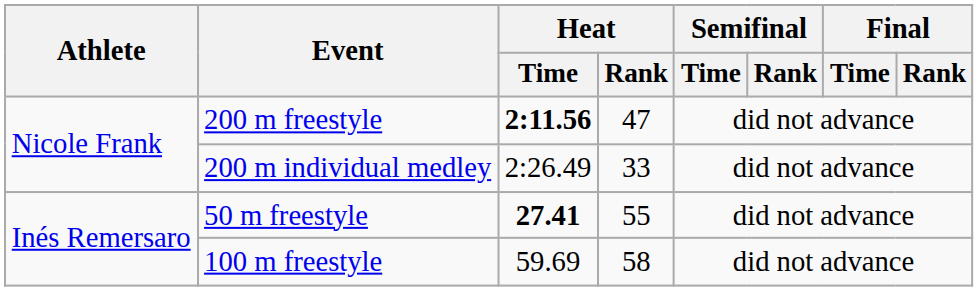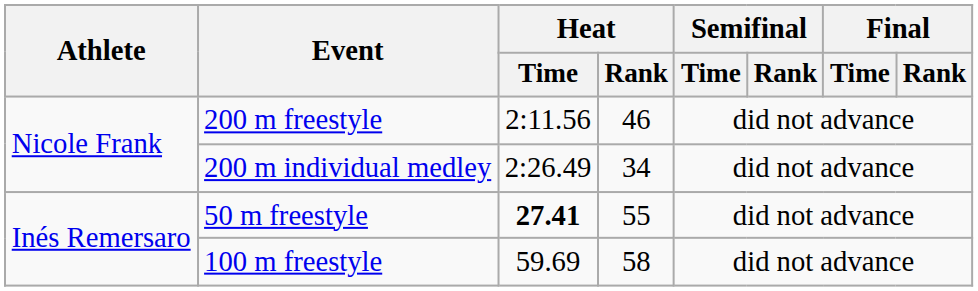(548, 120) bold -> (548, 120) normal
(636, 120) 47 -> (636, 120) 46
(636, 167) 33 -> (636, 167) 34
